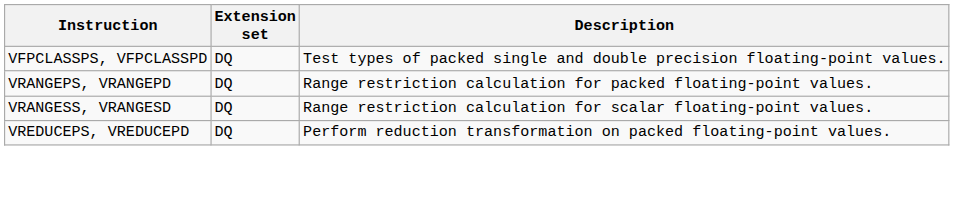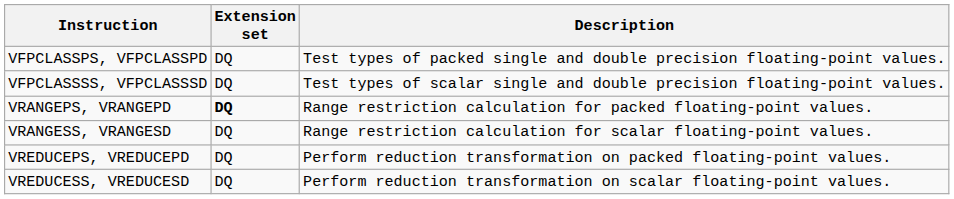+ row: (108, 83)
(224, 83) normal -> (224, 108) bold
+ row: (99, 182)
